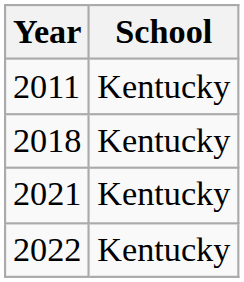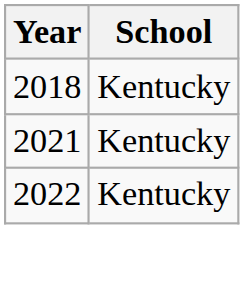- row: (47, 85)
